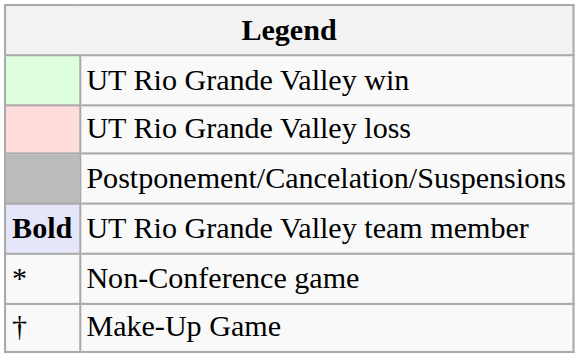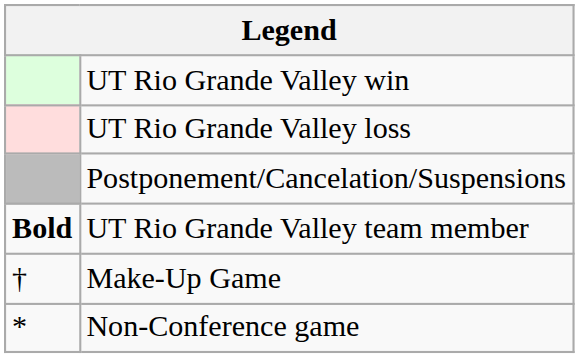(42, 228) lavender background -> (42, 228) no background
rows swapped: (223, 277) <-> (184, 327)
